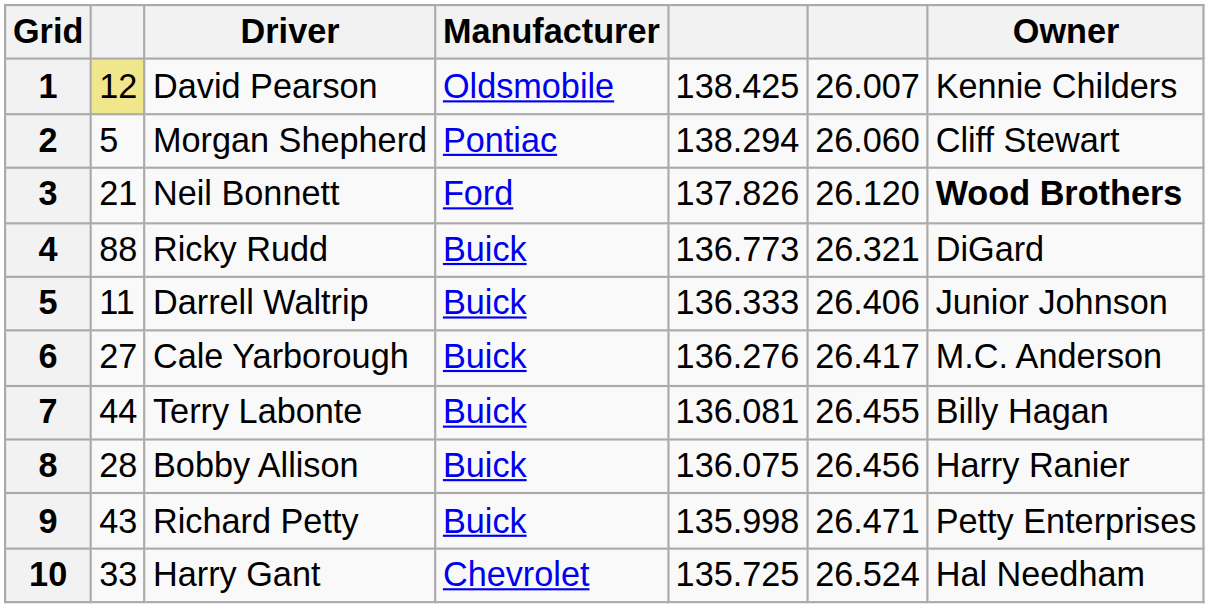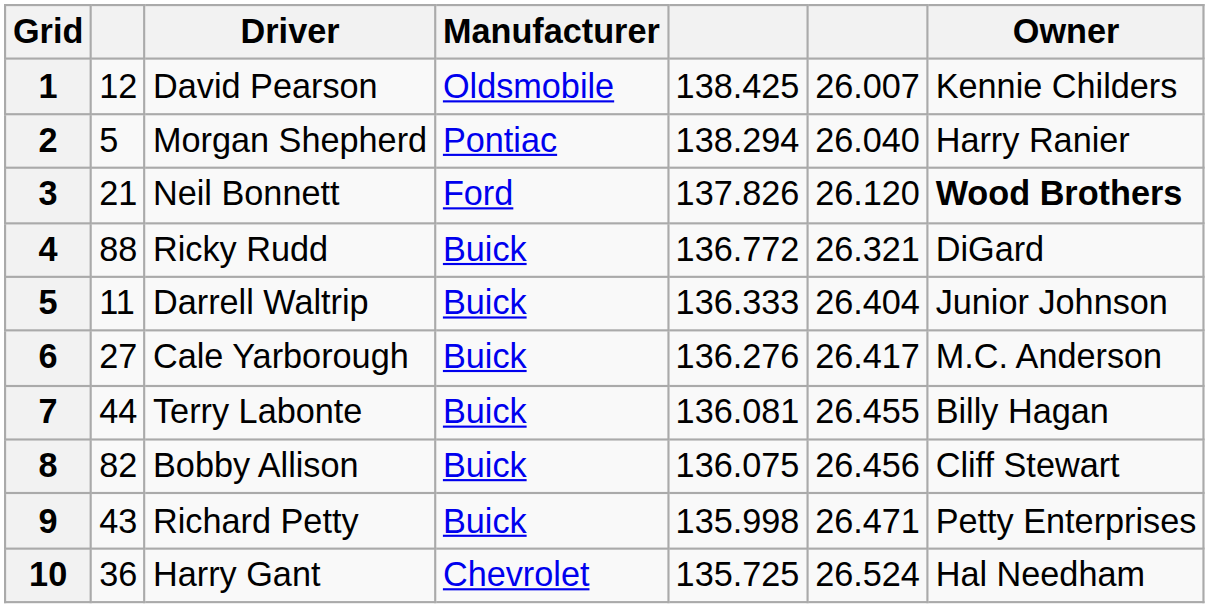(118, 85) khaki background -> (118, 85) no background
(868, 140) 26.060 -> (868, 140) 26.040
(1028, 140) Cliff Stewart -> (1033, 140) Harry Ranier
(737, 248) 136.773 -> (737, 248) 136.772
(868, 303) 26.406 -> (868, 303) 26.404
(118, 466) 28 -> (118, 466) 82
(1033, 466) Harry Ranier -> (1028, 466) Cliff Stewart
(118, 574) 33 -> (118, 574) 36
